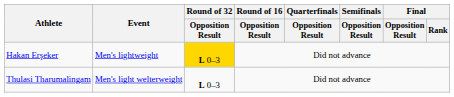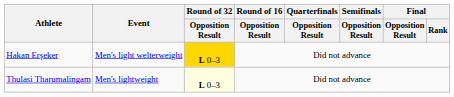(127, 55) Men's lightweight -> (139, 55) Men's light welterweight
(139, 80) Men's light welterweight -> (127, 80) Men's lightweight
(209, 85) no background -> (209, 85) lightyellow background
